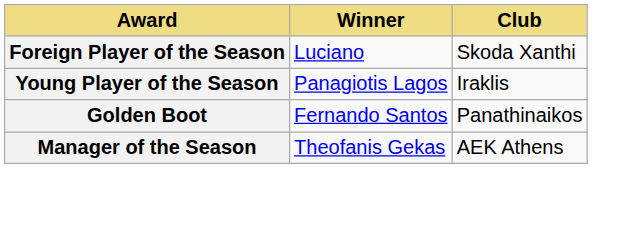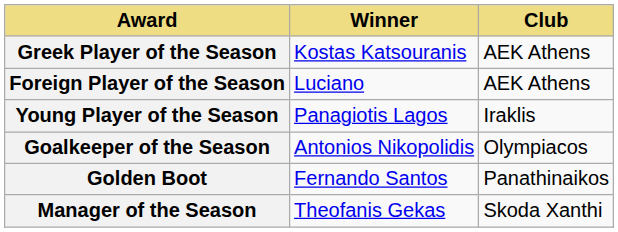+ row: (147, 52)
(516, 52) Skoda Xanthi -> (537, 83) AEK Athens
+ row: (147, 147)
(510, 147) AEK Athens -> (543, 210) Skoda Xanthi
